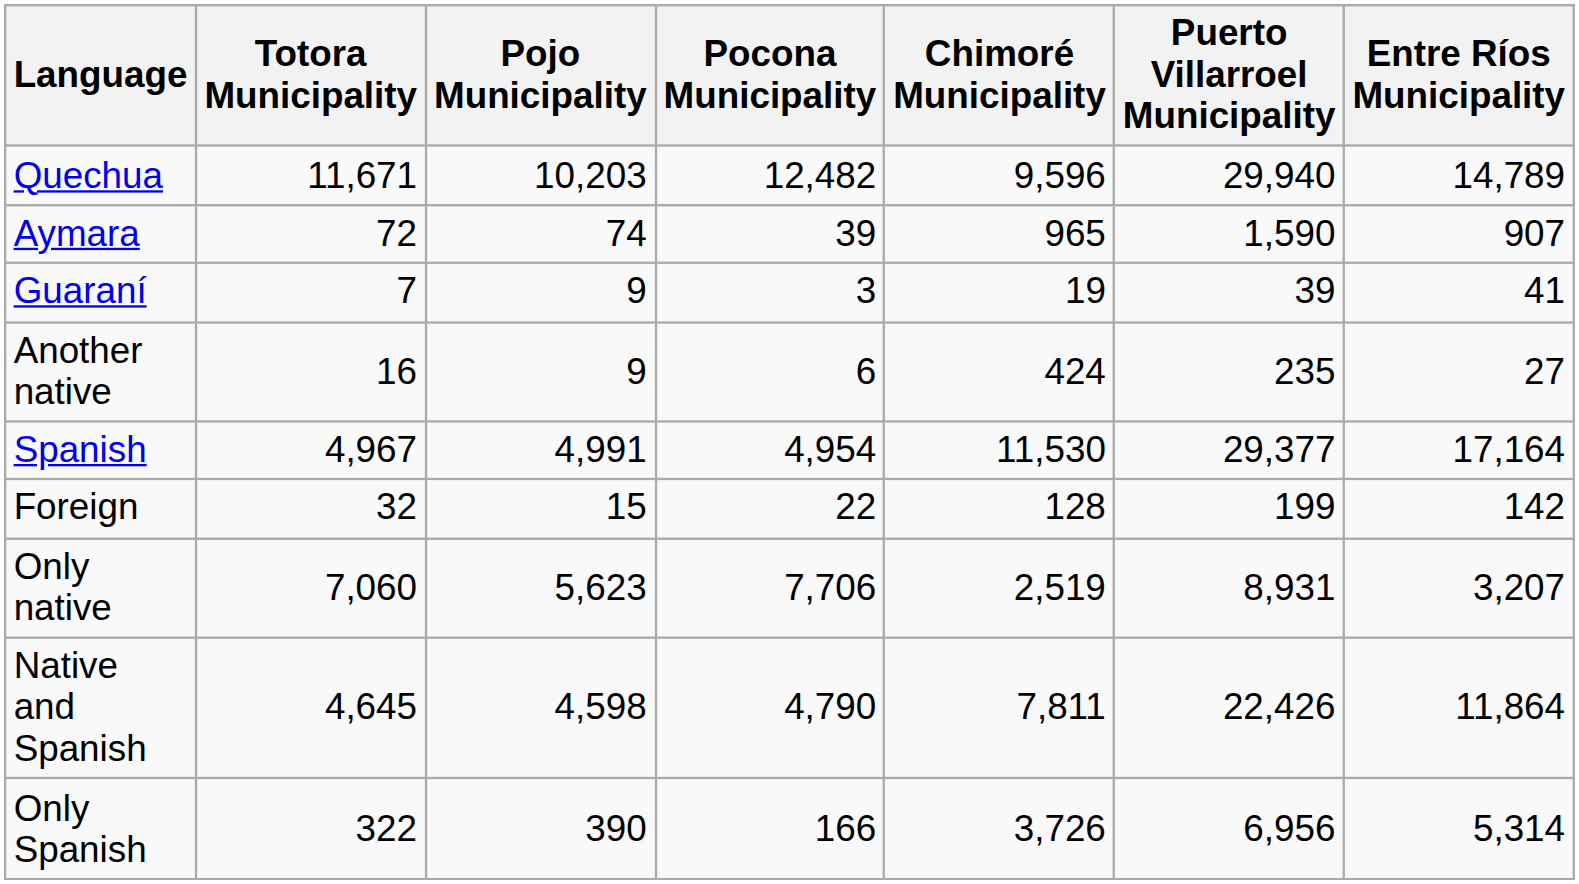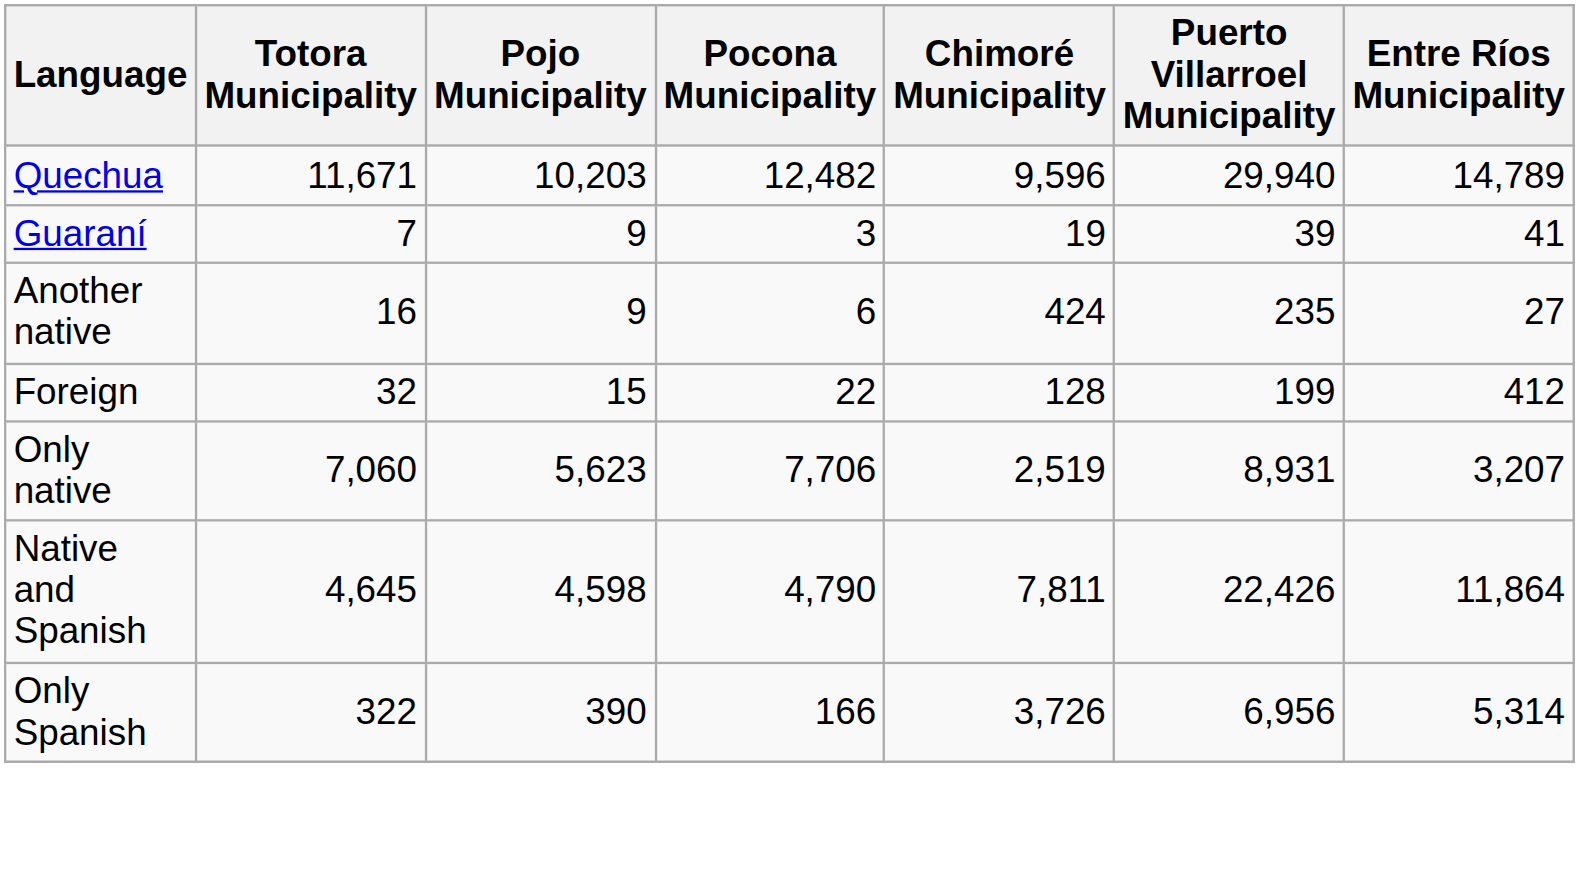- row: (77, 233)
- row: (80, 449)
(1534, 508) 142 -> (1534, 391) 412
